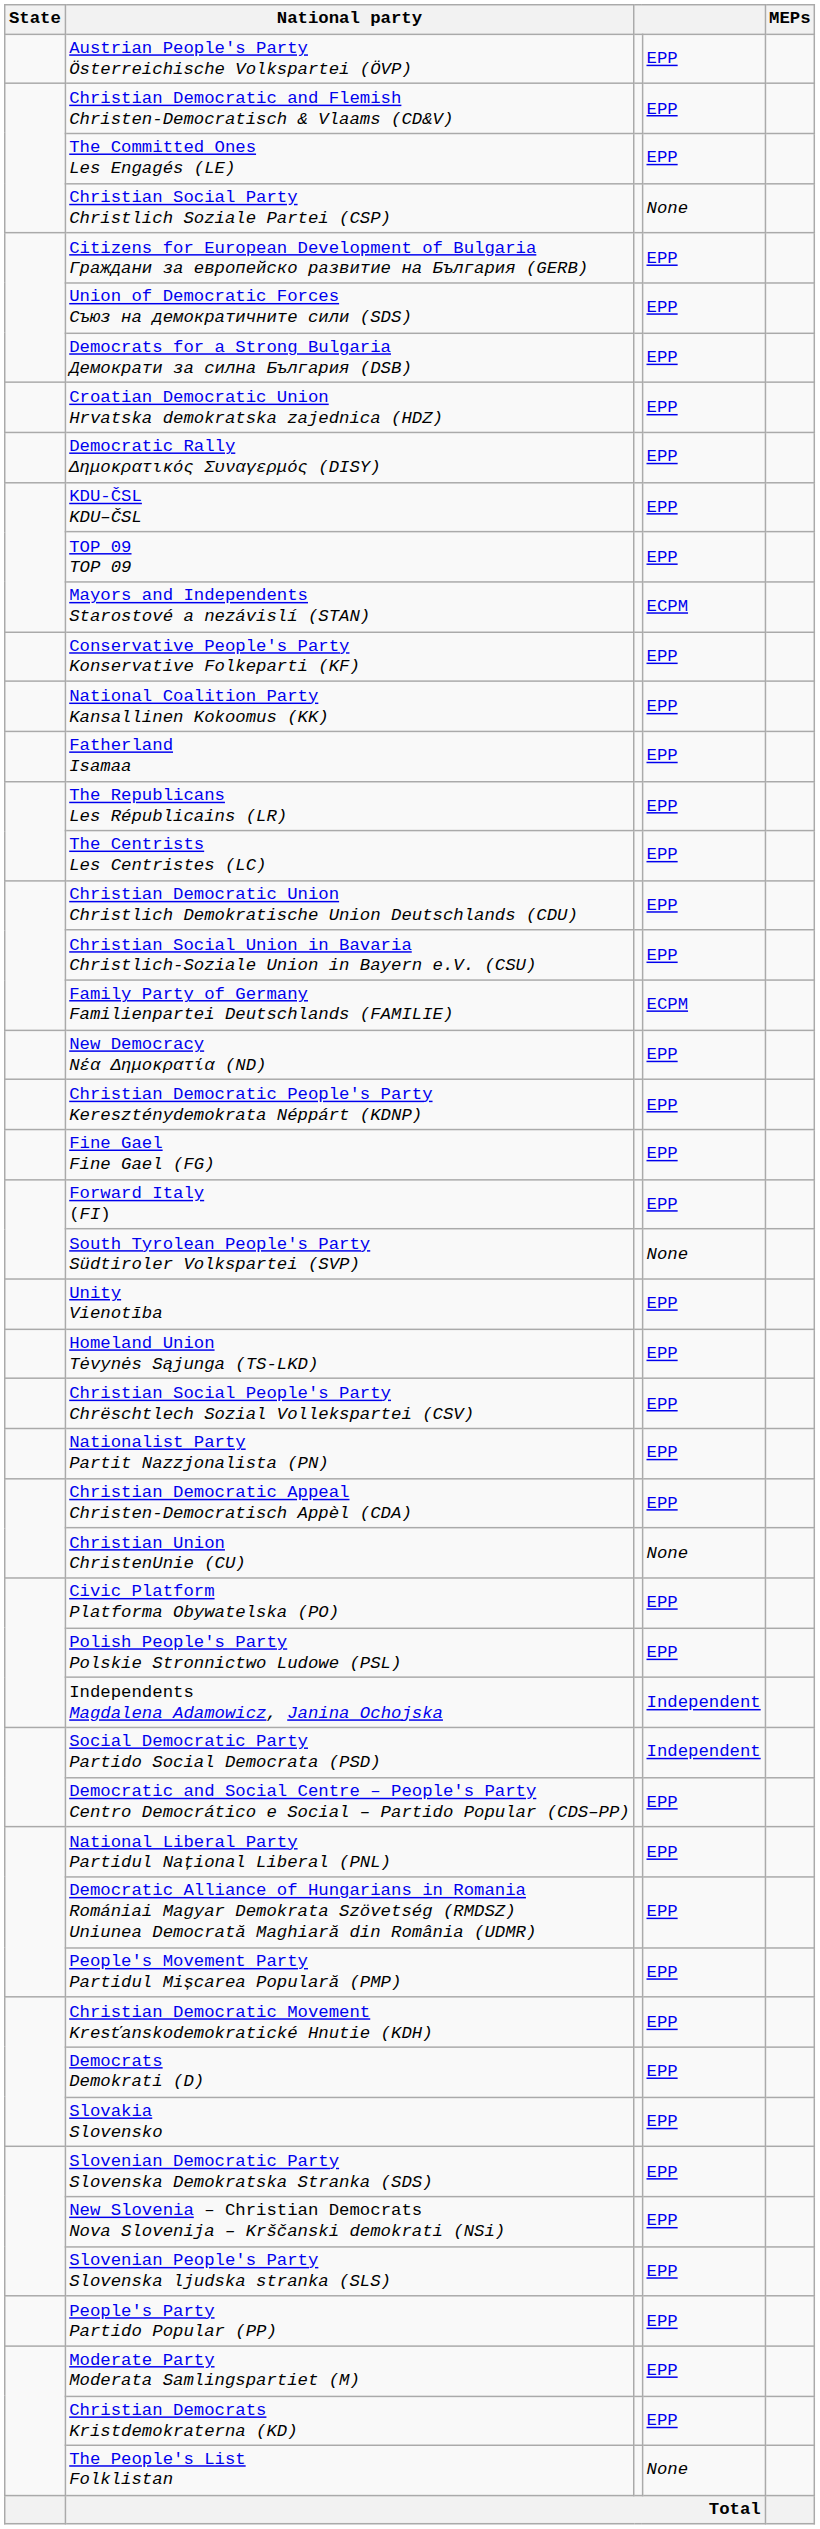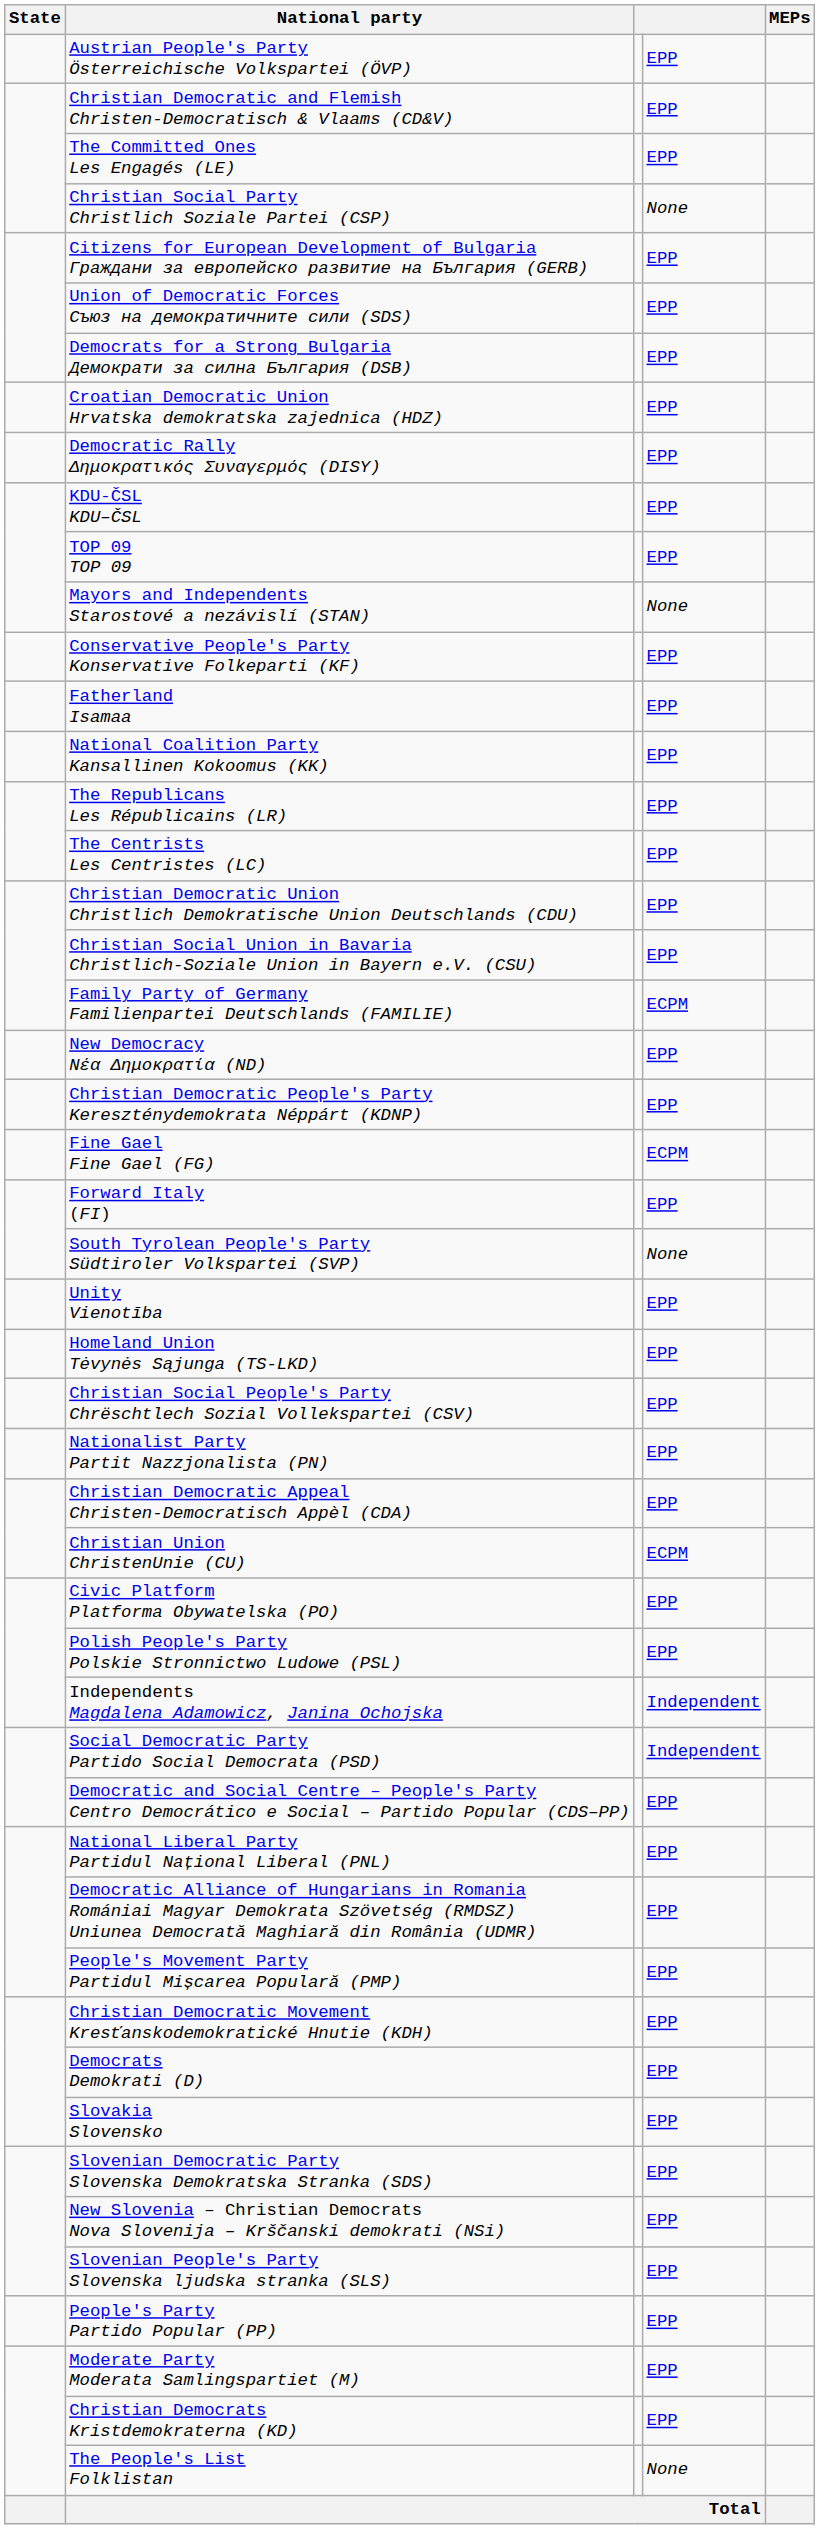(667, 606) ECPM -> (667, 606) None
rows swapped: (121, 756) <-> (199, 706)
(662, 1154) EPP -> (667, 1154) ECPM
(667, 1553) None -> (667, 1553) ECPM
